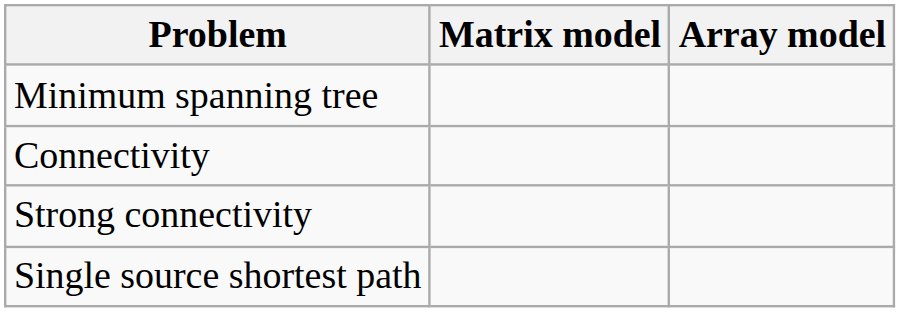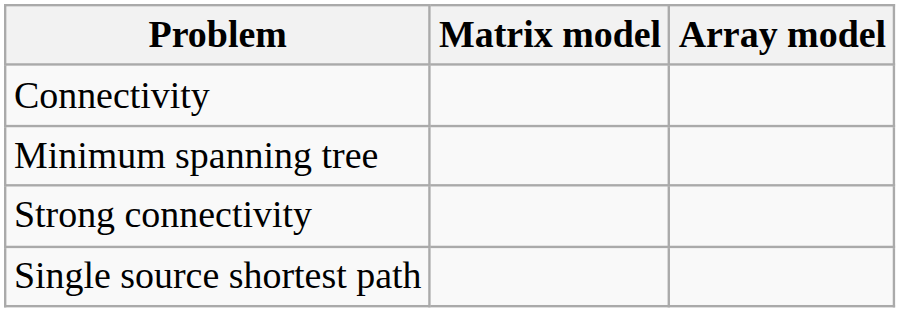rows swapped: (196, 94) <-> (112, 154)
